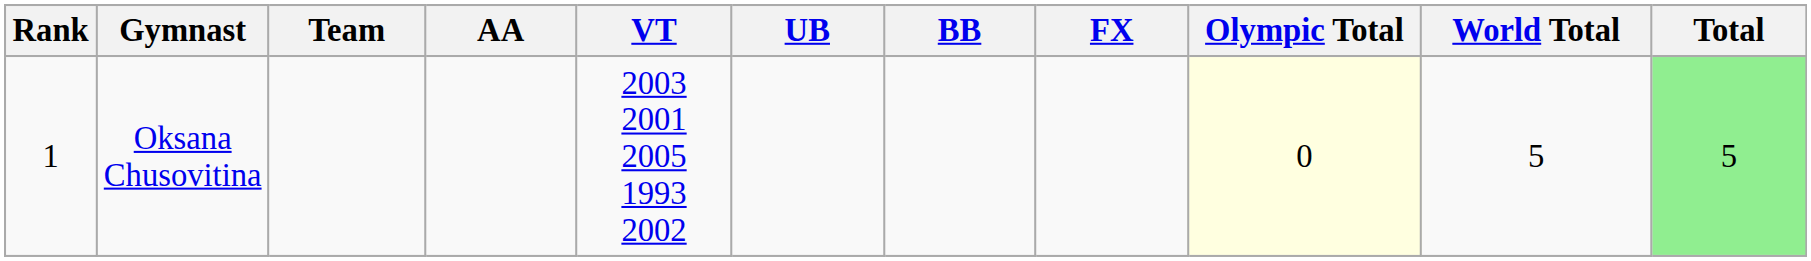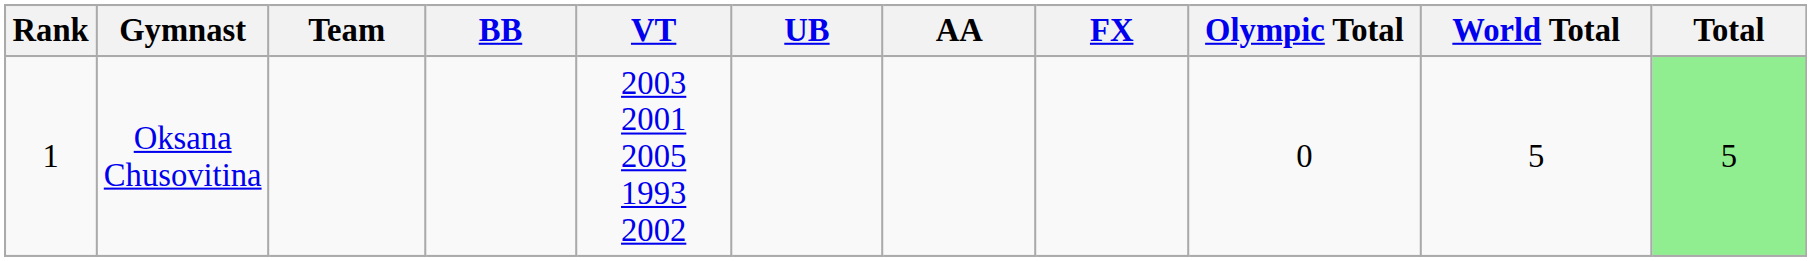columns swapped: (501, 30) <-> (960, 30)
(1304, 155) lightyellow background -> (1304, 155) no background
